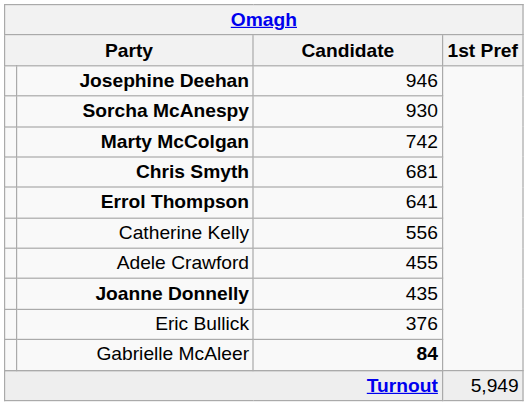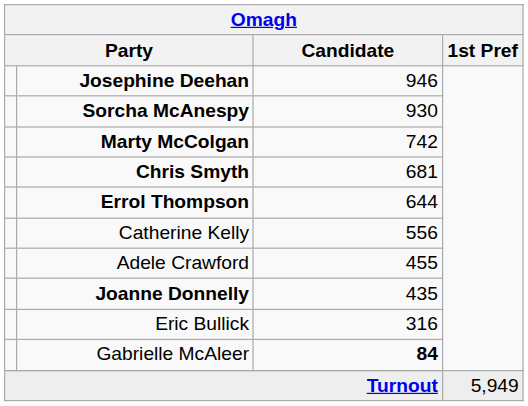(422, 202) 641 -> (422, 202) 644
(422, 324) 376 -> (422, 324) 316
